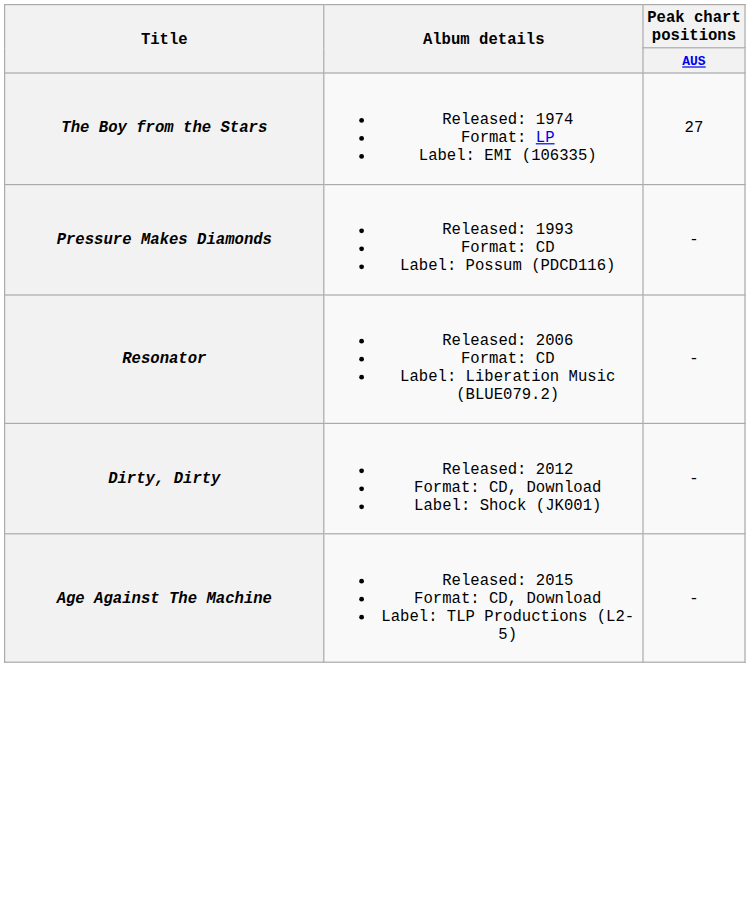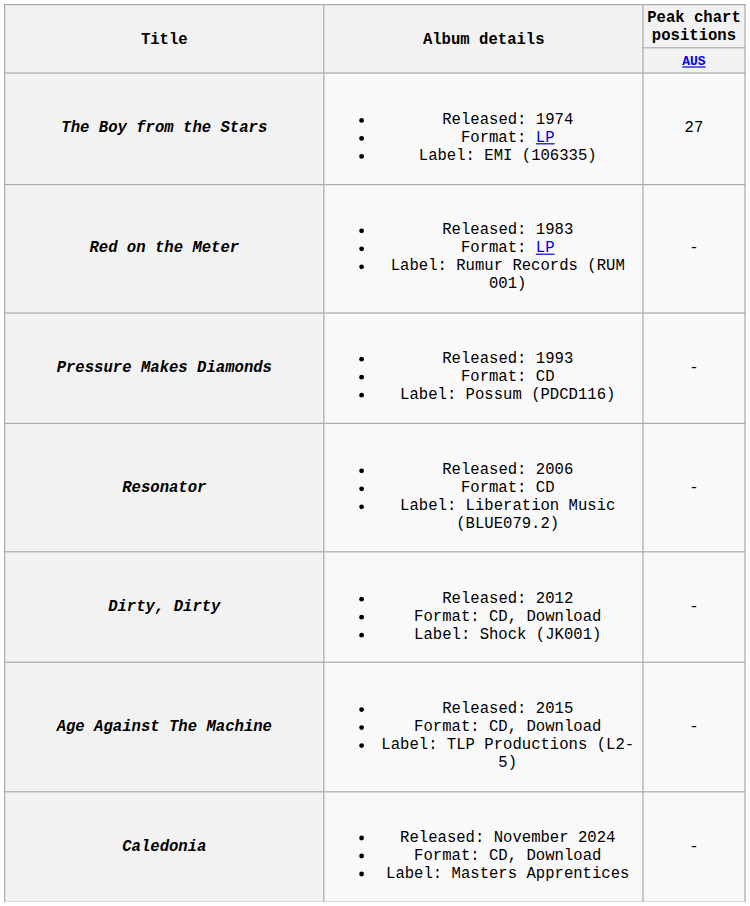+ row: (164, 248)
+ row: (164, 847)
